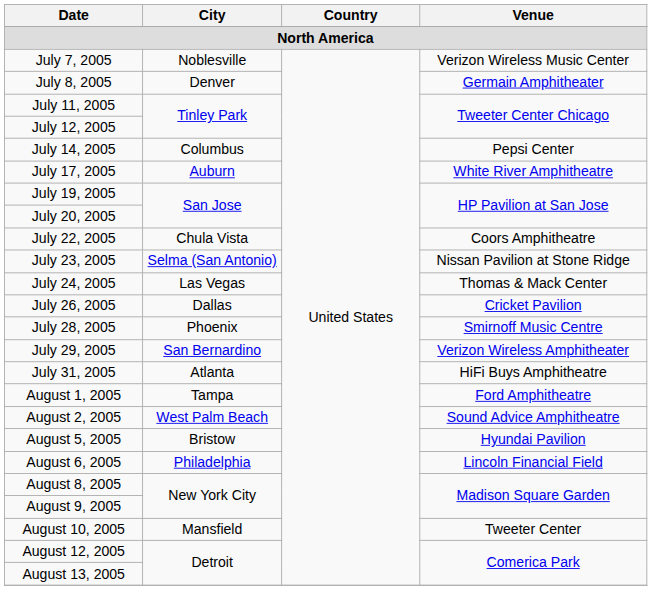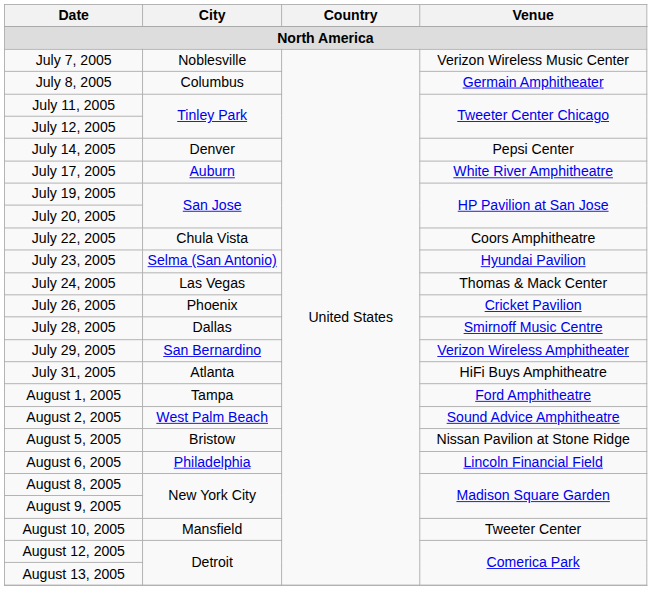(212, 82) Denver -> (212, 82) Columbus
(212, 149) Columbus -> (212, 149) Denver
(533, 261) Nissan Pavilion at Stone Ridge -> (533, 261) Hyundai Pavilion
(212, 305) Dallas -> (212, 305) Phoenix
(212, 328) Phoenix -> (212, 328) Dallas
(533, 439) Hyundai Pavilion -> (533, 439) Nissan Pavilion at Stone Ridge
